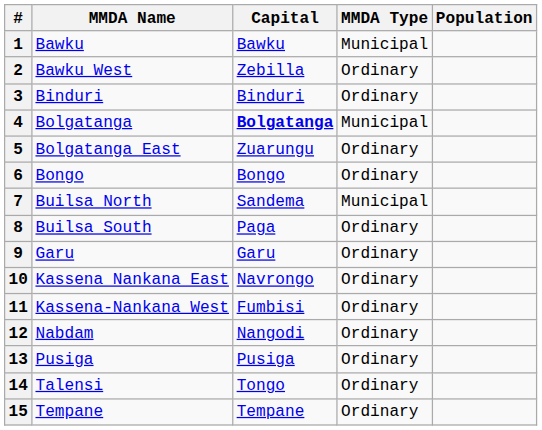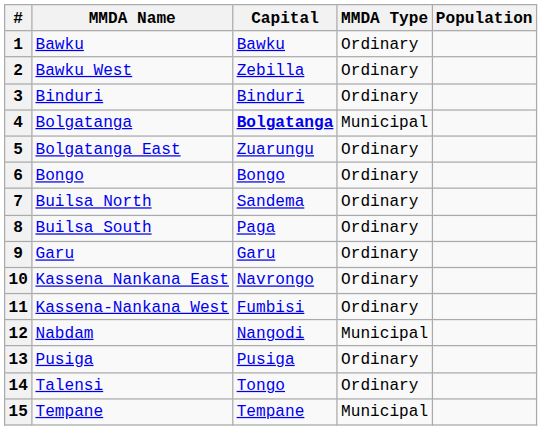(385, 44) Municipal -> (380, 44) Ordinary
(385, 202) Municipal -> (380, 202) Ordinary
(380, 333) Ordinary -> (385, 333) Municipal
(380, 412) Ordinary -> (385, 412) Municipal
